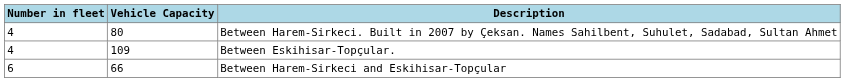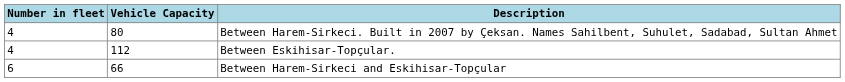(120, 50) 109 -> (120, 50) 112
